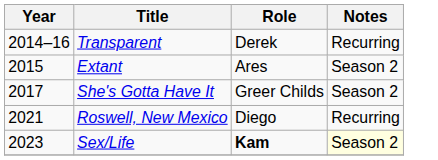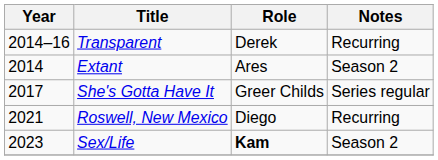(26, 67) 2015 -> (26, 67) 2014
(365, 92) Season 2 -> (380, 92) Series regular
(365, 142) lightyellow background -> (365, 142) no background
